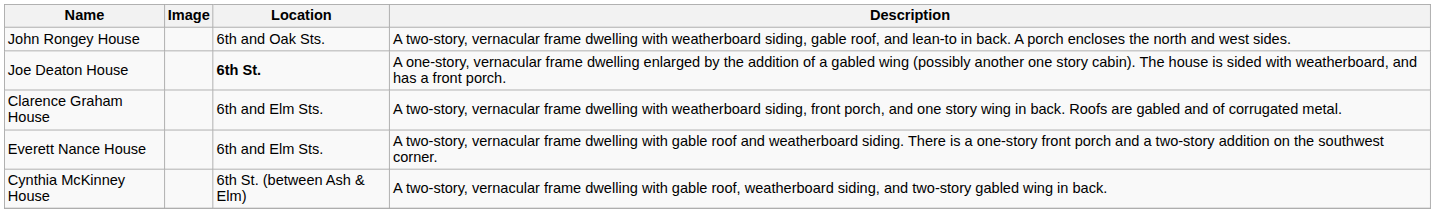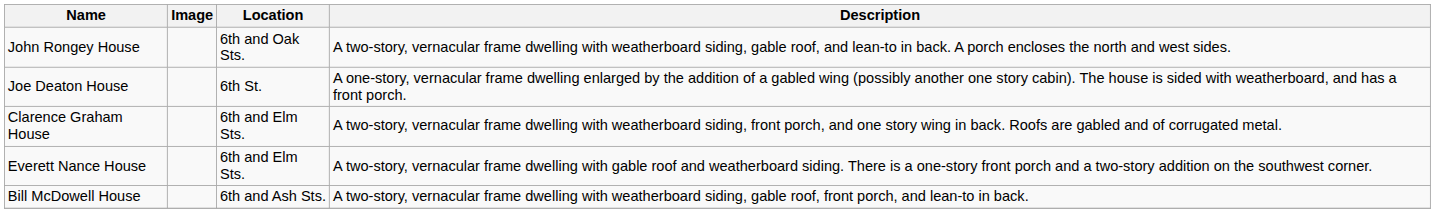(239, 70) bold -> (241, 86) normal
- row: (66, 188)
+ row: (74, 197)
